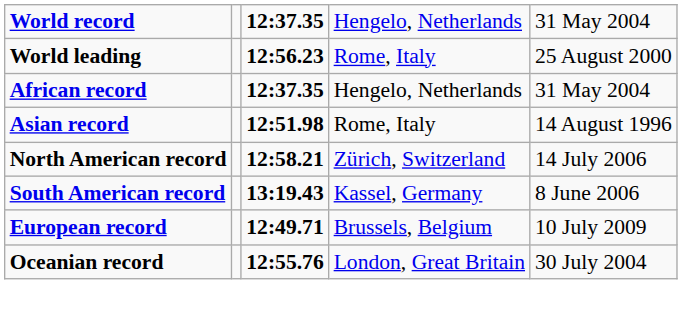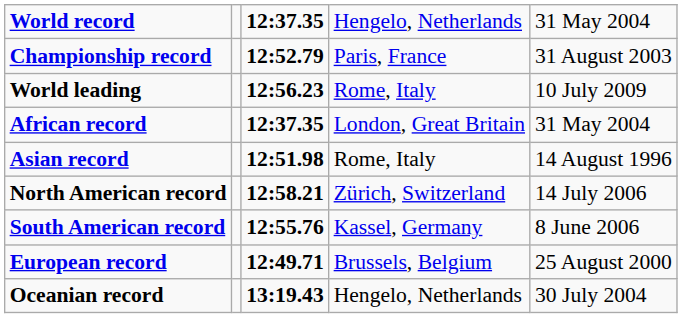+ row: (111, 55)
(603, 55) 25 August 2000 -> (591, 90) 10 July 2009
(428, 90) Hengelo, Netherlands -> (429, 124) London, Great Britain
(285, 192) 13:19.43 -> (285, 227) 12:55.76
(591, 227) 10 July 2009 -> (603, 261) 25 August 2000
(285, 261) 12:55.76 -> (285, 295) 13:19.43
(429, 261) London, Great Britain -> (428, 295) Hengelo, Netherlands
